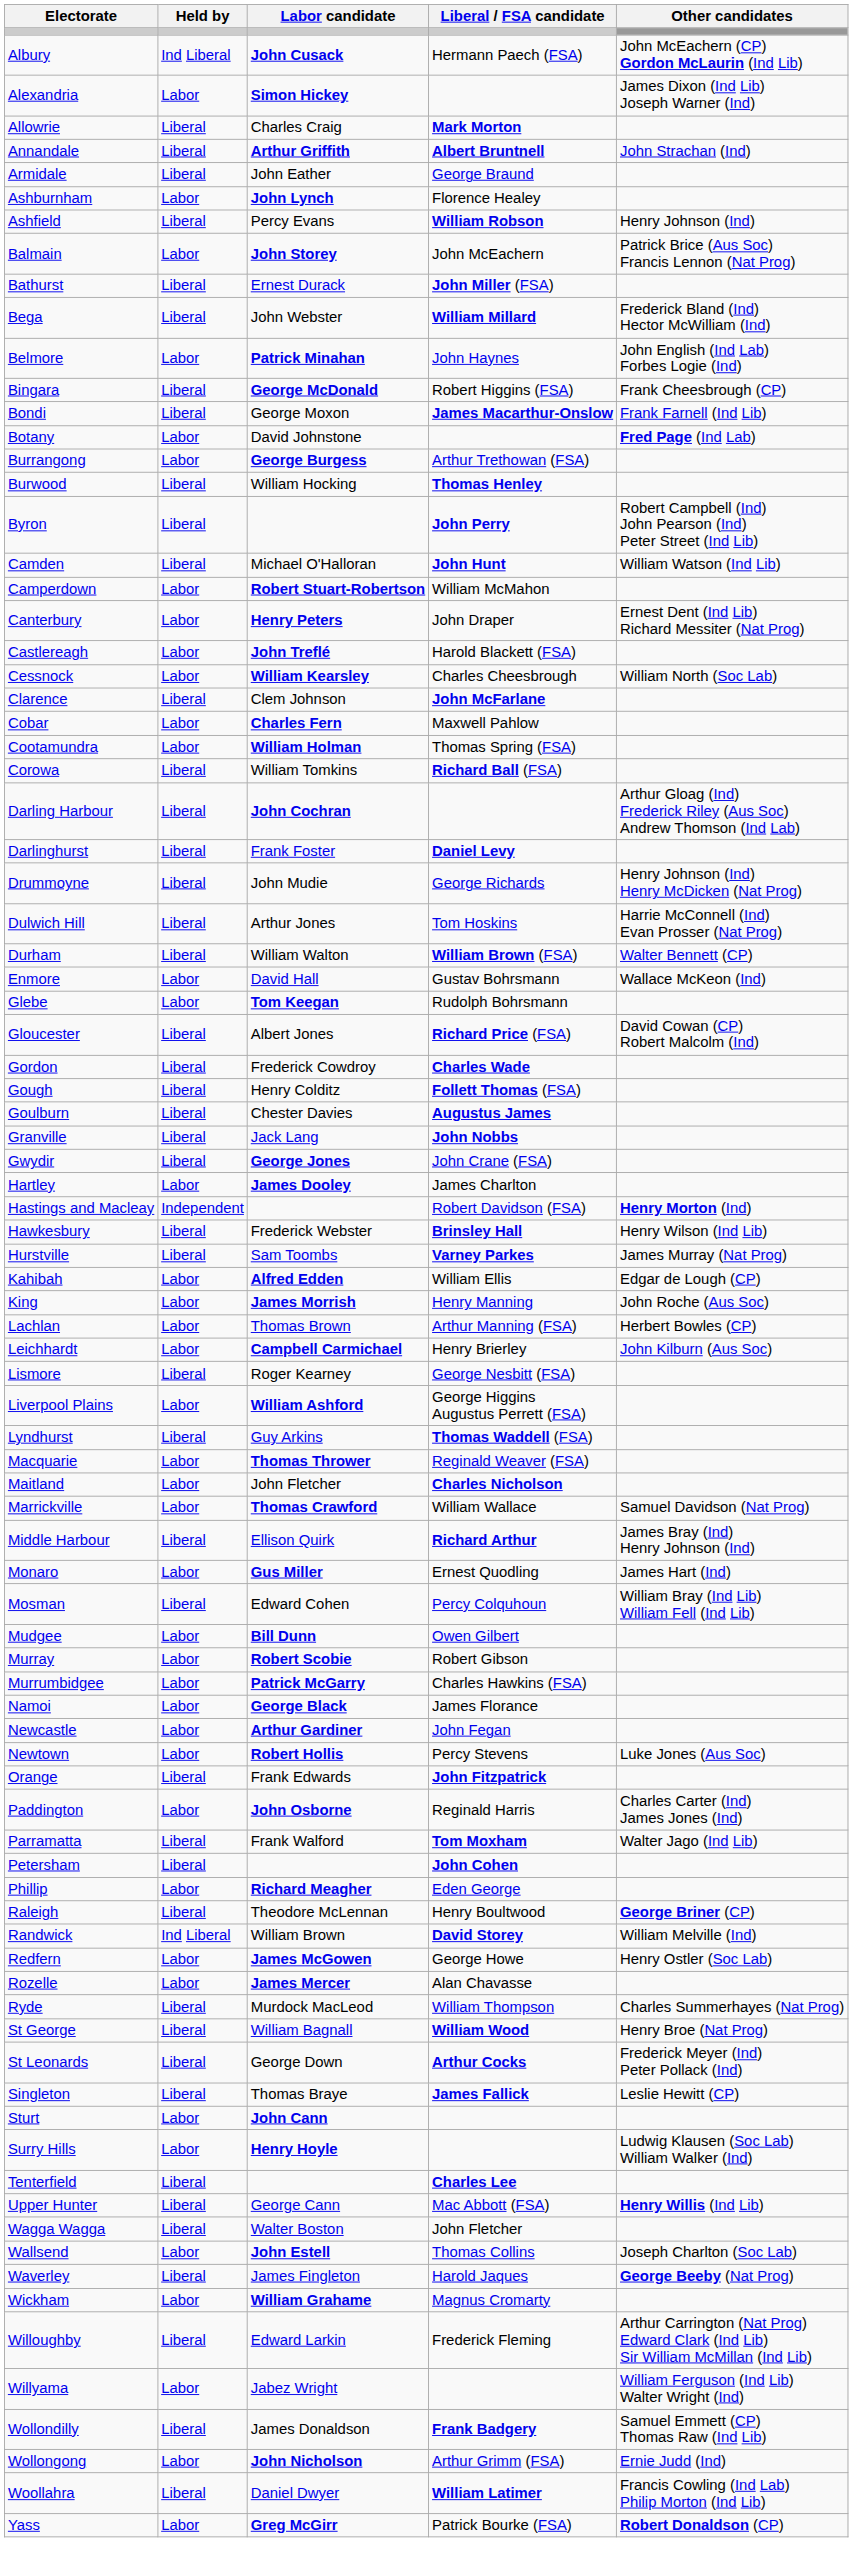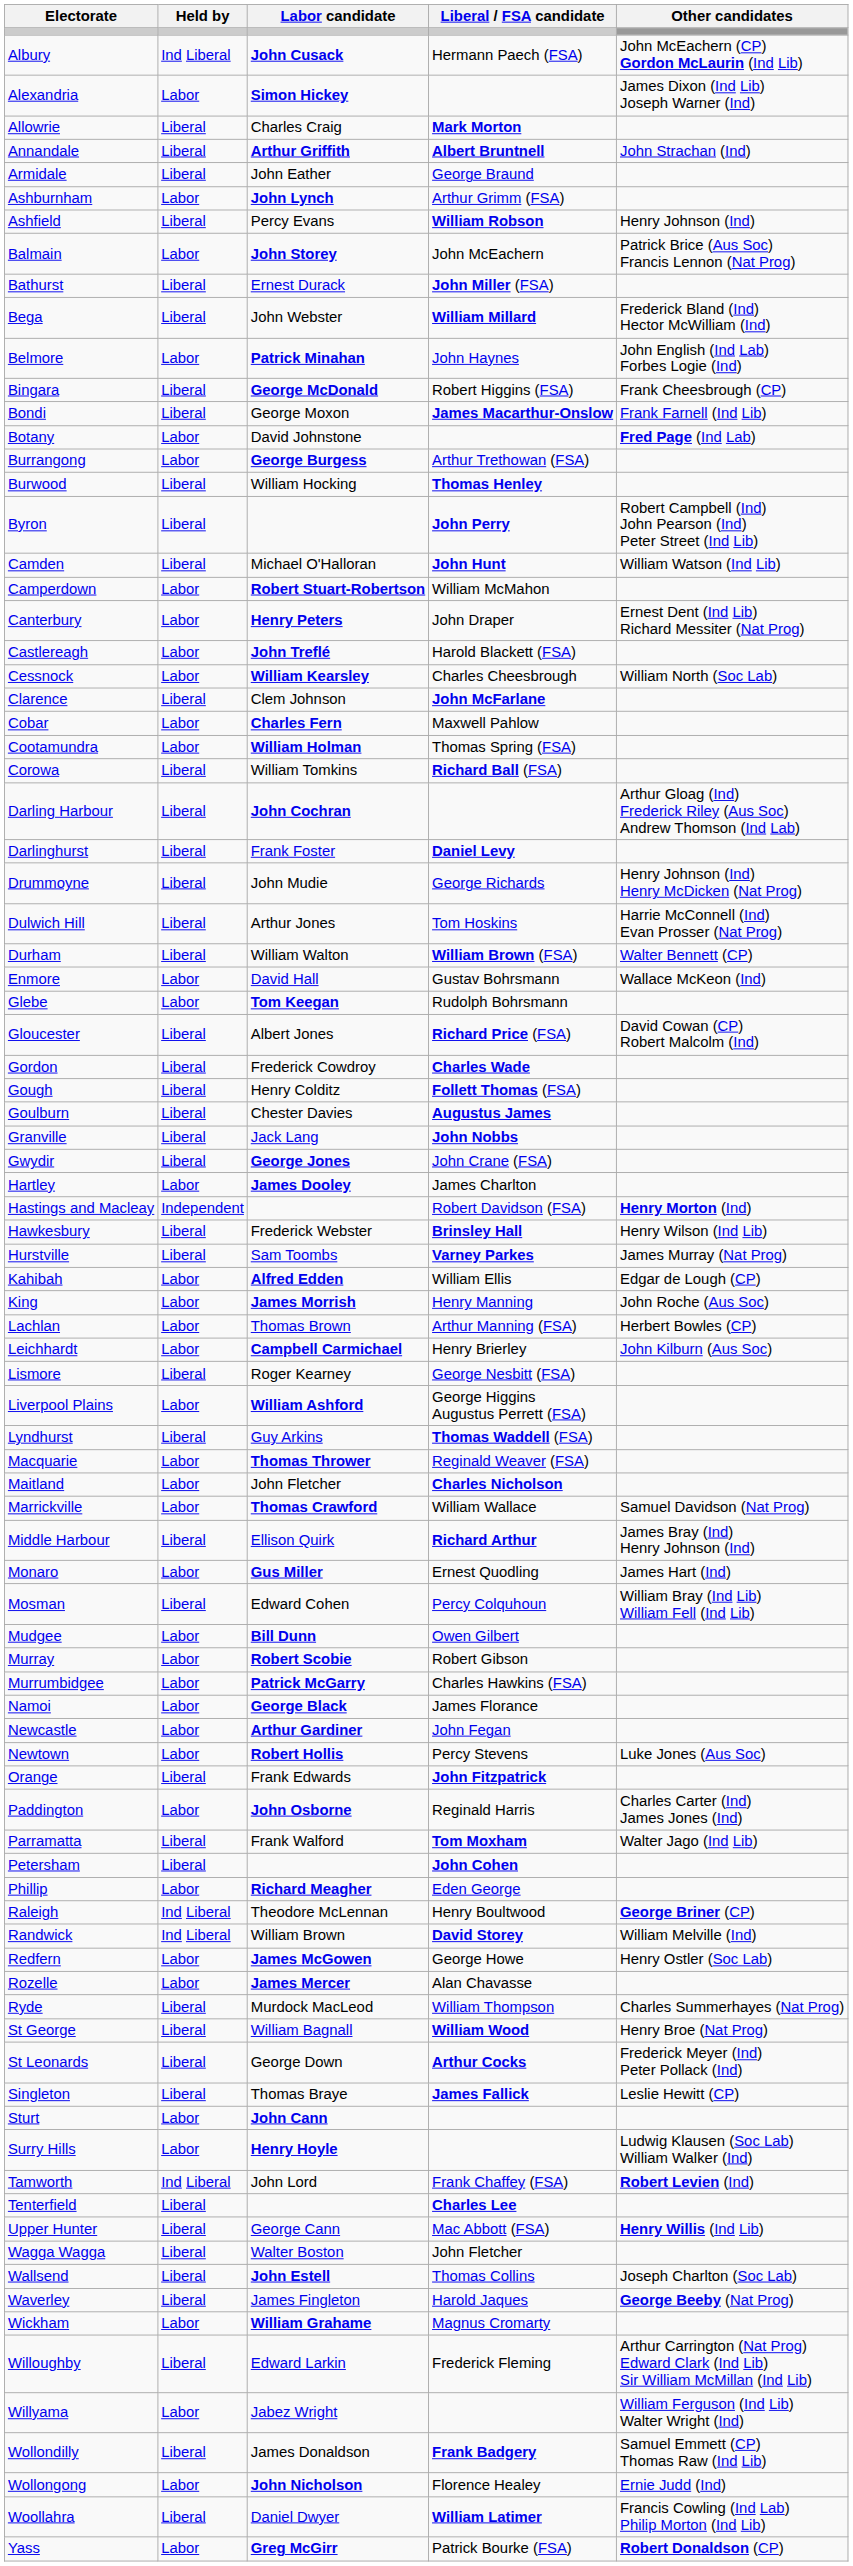(486, 198) Florence Healey -> (498, 198) Arthur Grimm (FSA)
(183, 1912) Liberal -> (196, 1912) Ind Liberal
+ row: (40, 2181)
(180, 2252) Labor -> (183, 2276) Liberal
(498, 2461) Arthur Grimm (FSA) -> (486, 2484) Florence Healey
